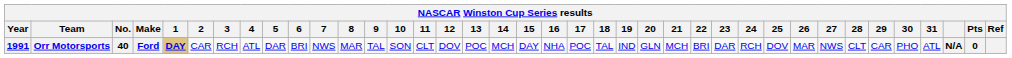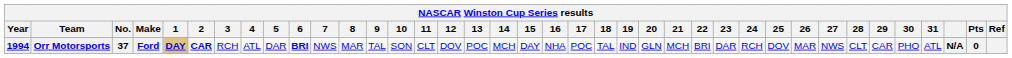(18, 45) 1991 -> (18, 45) 1994
(123, 45) 40 -> (123, 45) 37
(201, 45) normal -> (201, 45) bold
(299, 45) normal -> (300, 45) bold
